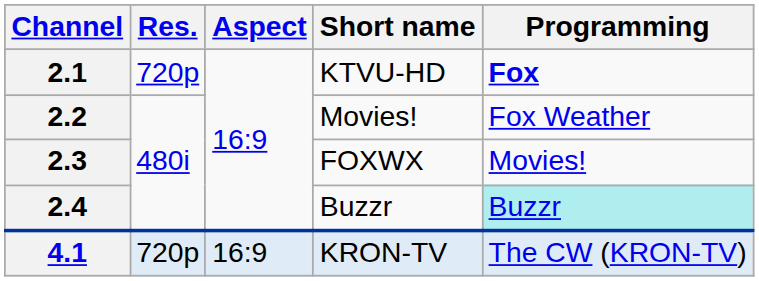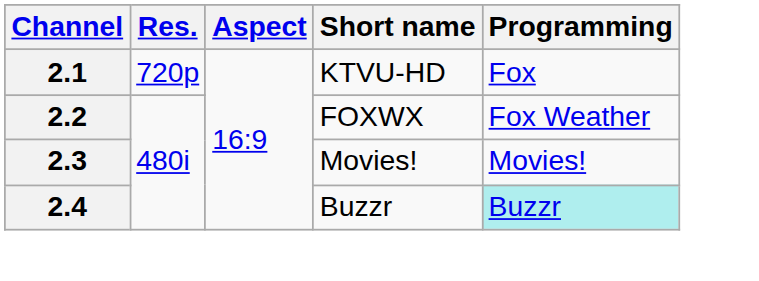(514, 71) bold -> (512, 71) normal
(369, 116) Movies! -> (372, 116) FOXWX
(372, 161) FOXWX -> (369, 161) Movies!
- row: (67, 253)
